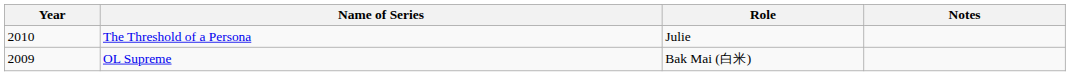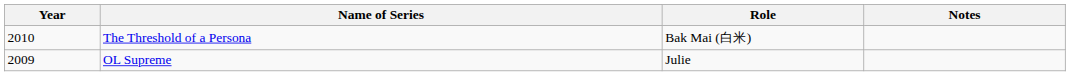(678, 36) Julie -> (708, 37) Bak Mai (白米)
(708, 58) Bak Mai (白米) -> (678, 60) Julie
